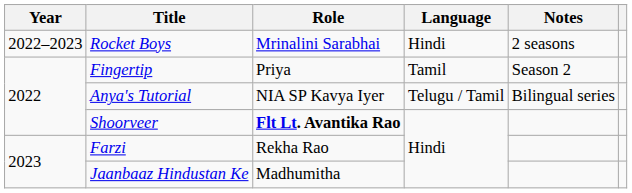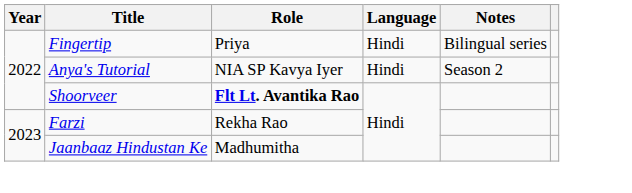- row: (131, 43)
(427, 69) Tamil -> (386, 43) Hindi
(541, 69) Season 2 -> (496, 43) Bilingual series
(456, 95) Telugu / Tamil -> (386, 69) Hindi
(563, 95) Bilingual series -> (474, 69) Season 2
